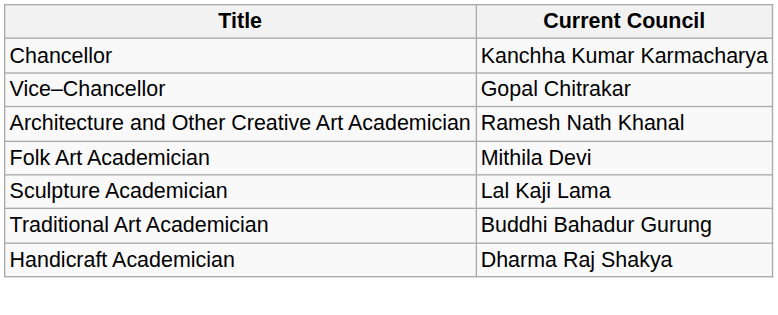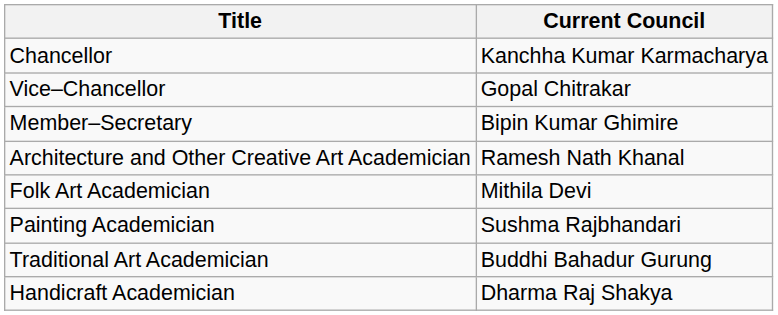+ row: (101, 123)
+ row: (112, 225)
- row: (119, 191)
